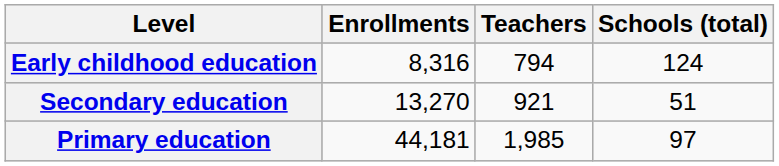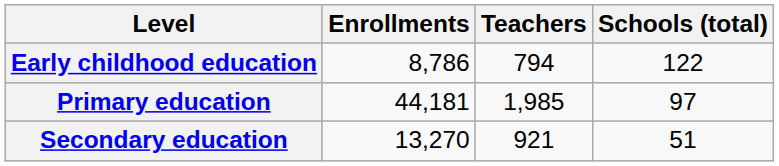(439, 62) 8,316 -> (439, 62) 8,786
(683, 62) 124 -> (683, 62) 122
rows swapped: (164, 140) <-> (164, 101)
